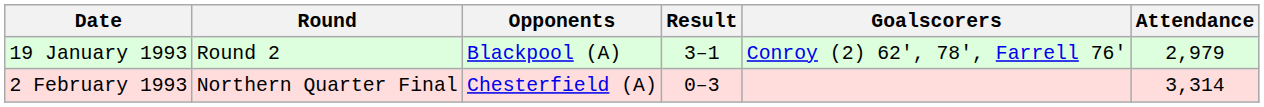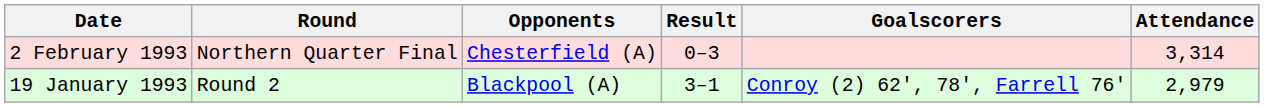rows swapped: (98, 53) <-> (98, 85)
